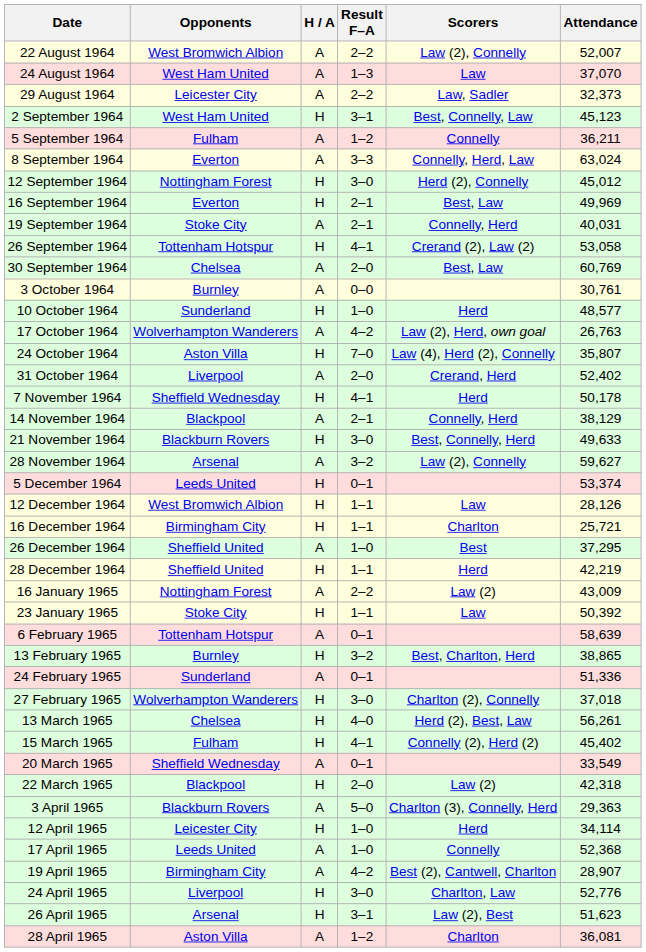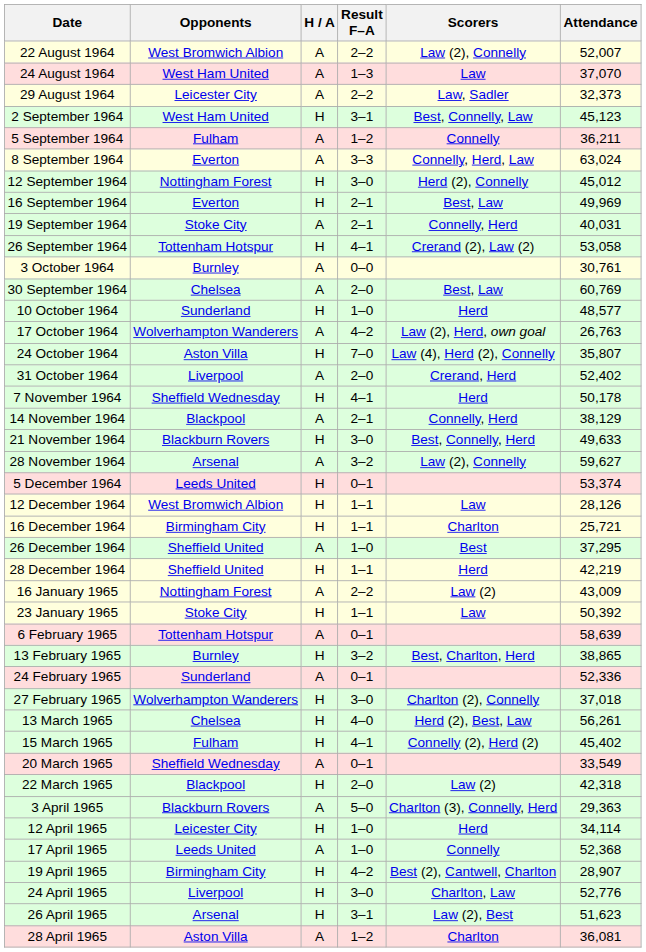rows swapped: (67, 267) <-> (67, 289)
(601, 677) 51,336 -> (601, 677) 52,336
(320, 871) A -> (320, 871) H
